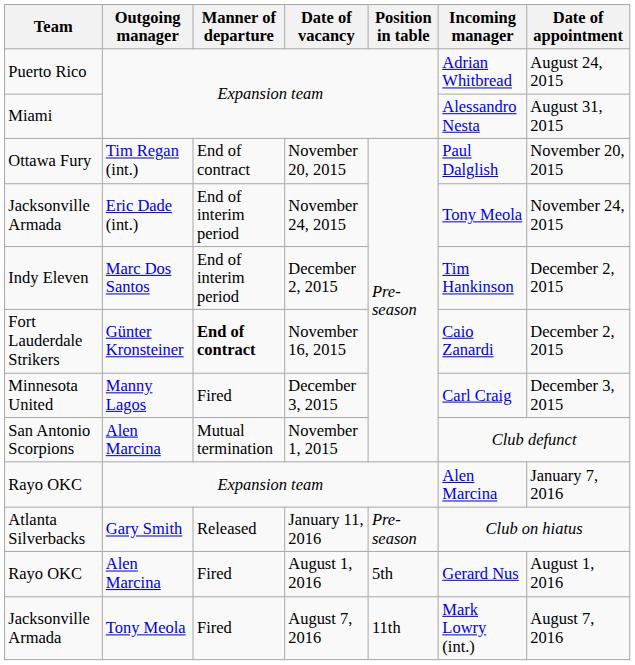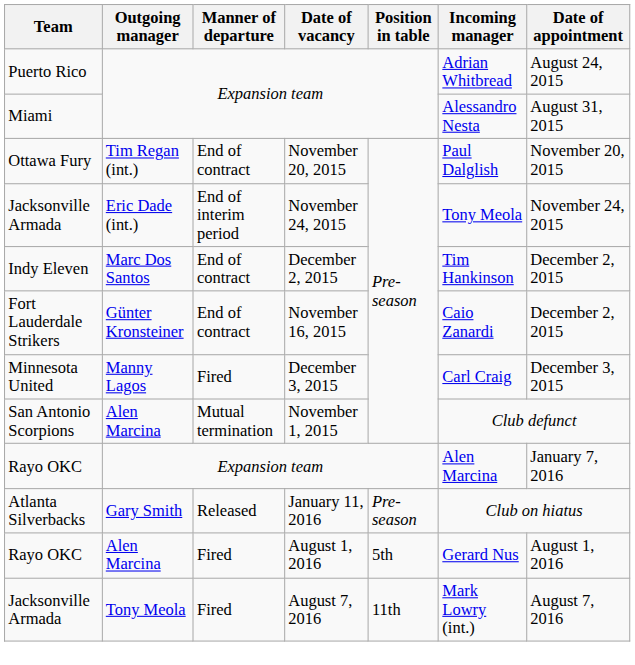(221, 278) End of interim period -> (224, 268) End of contract
(226, 341) bold -> (224, 322) normal
